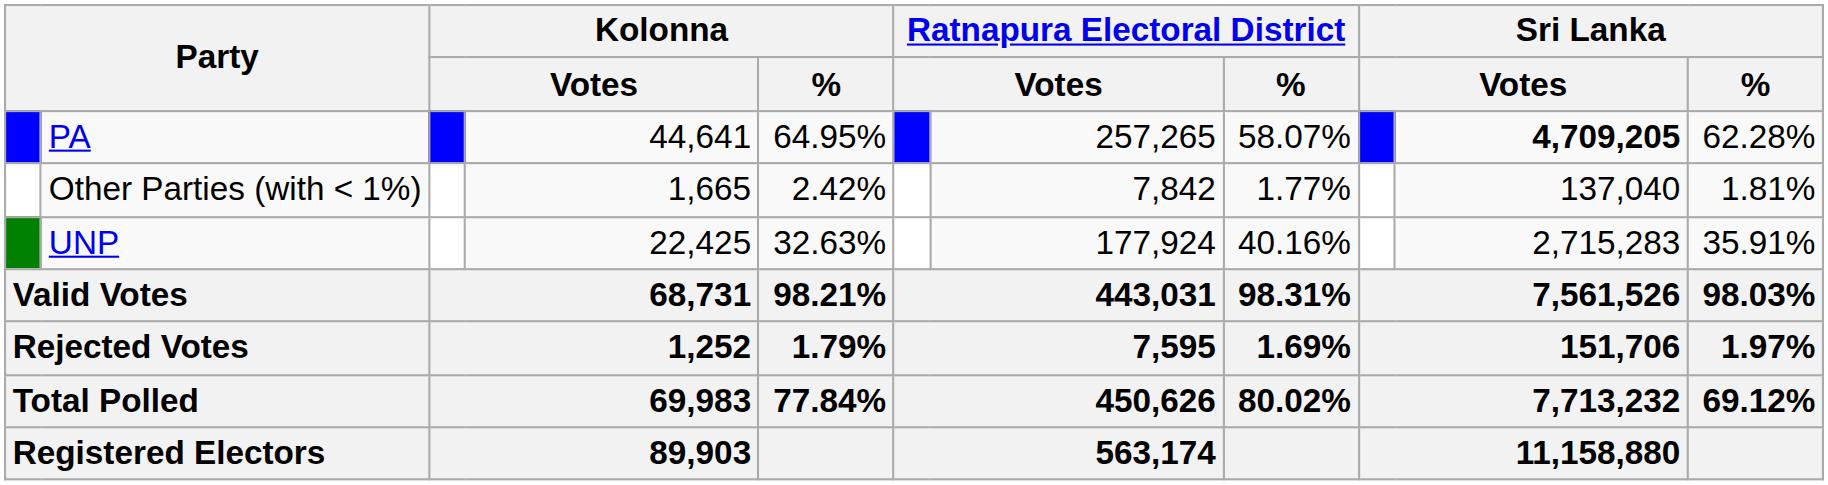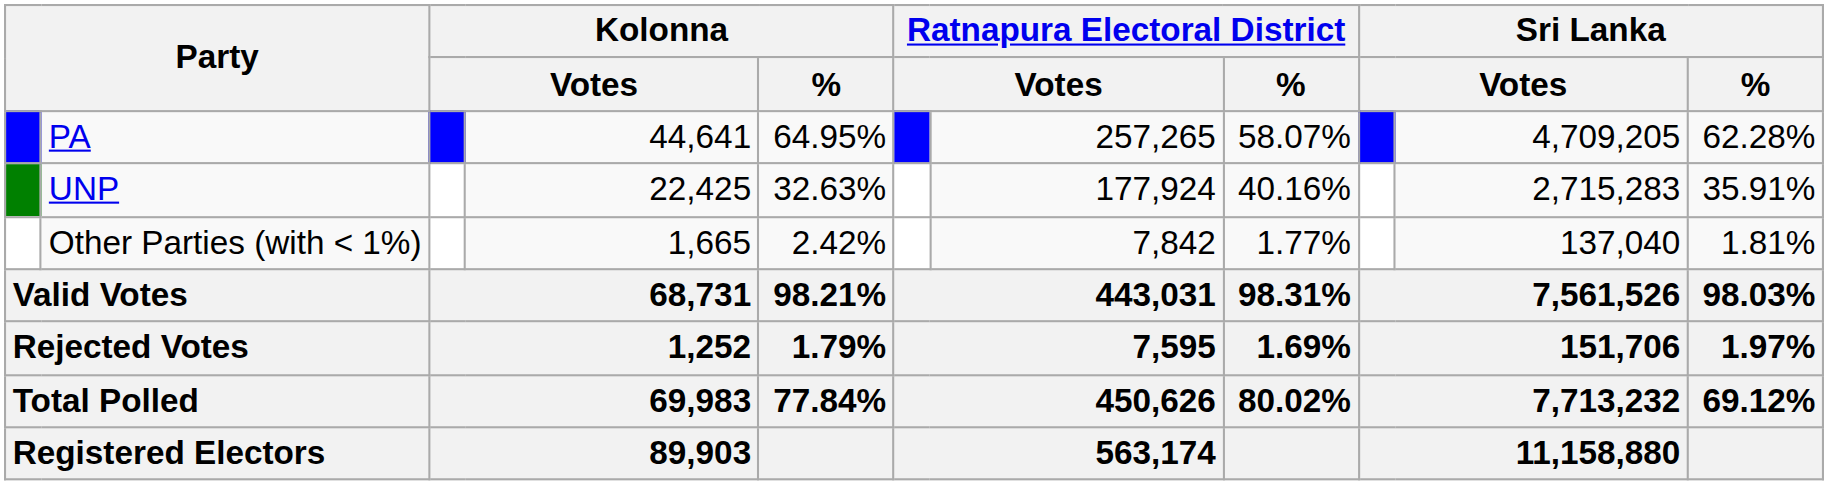(1606, 136) bold -> (1606, 136) normal
rows swapped: (84, 242) <-> (235, 189)
